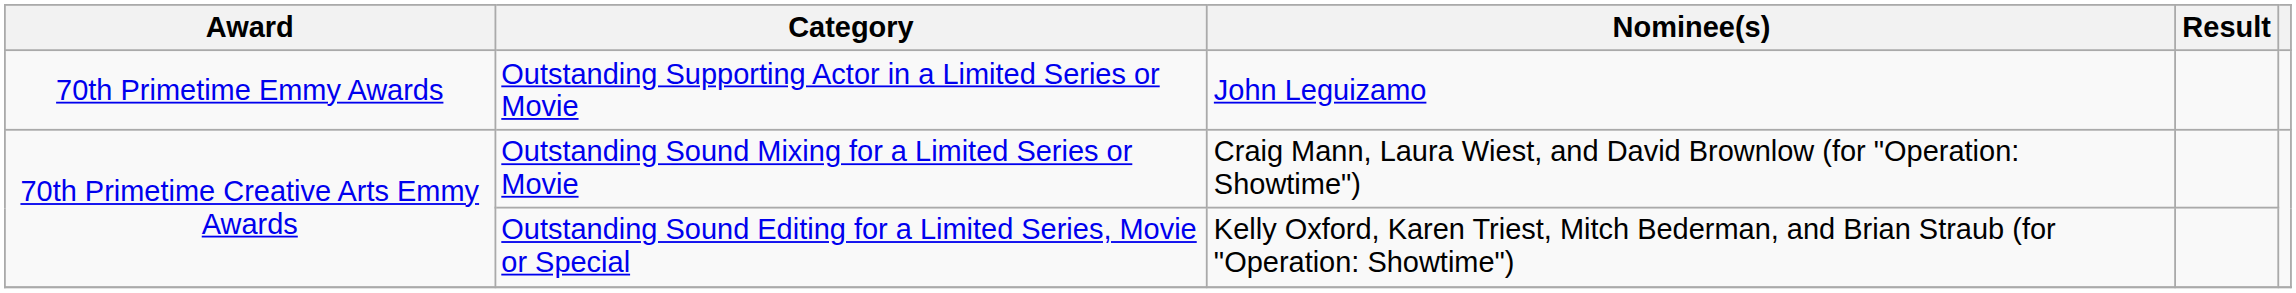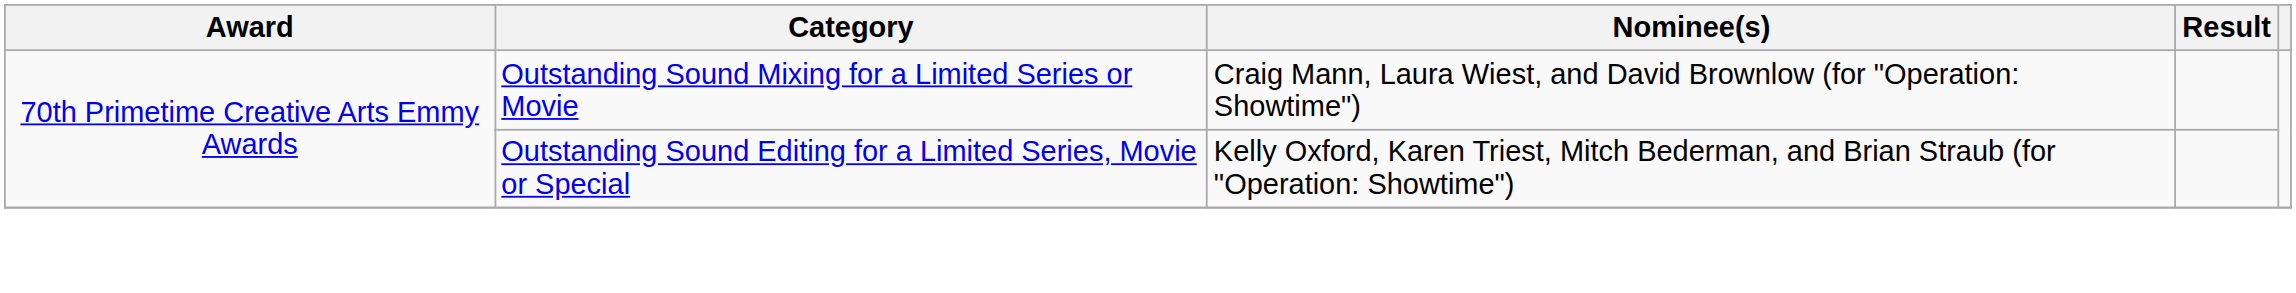- row: (831, 89)
